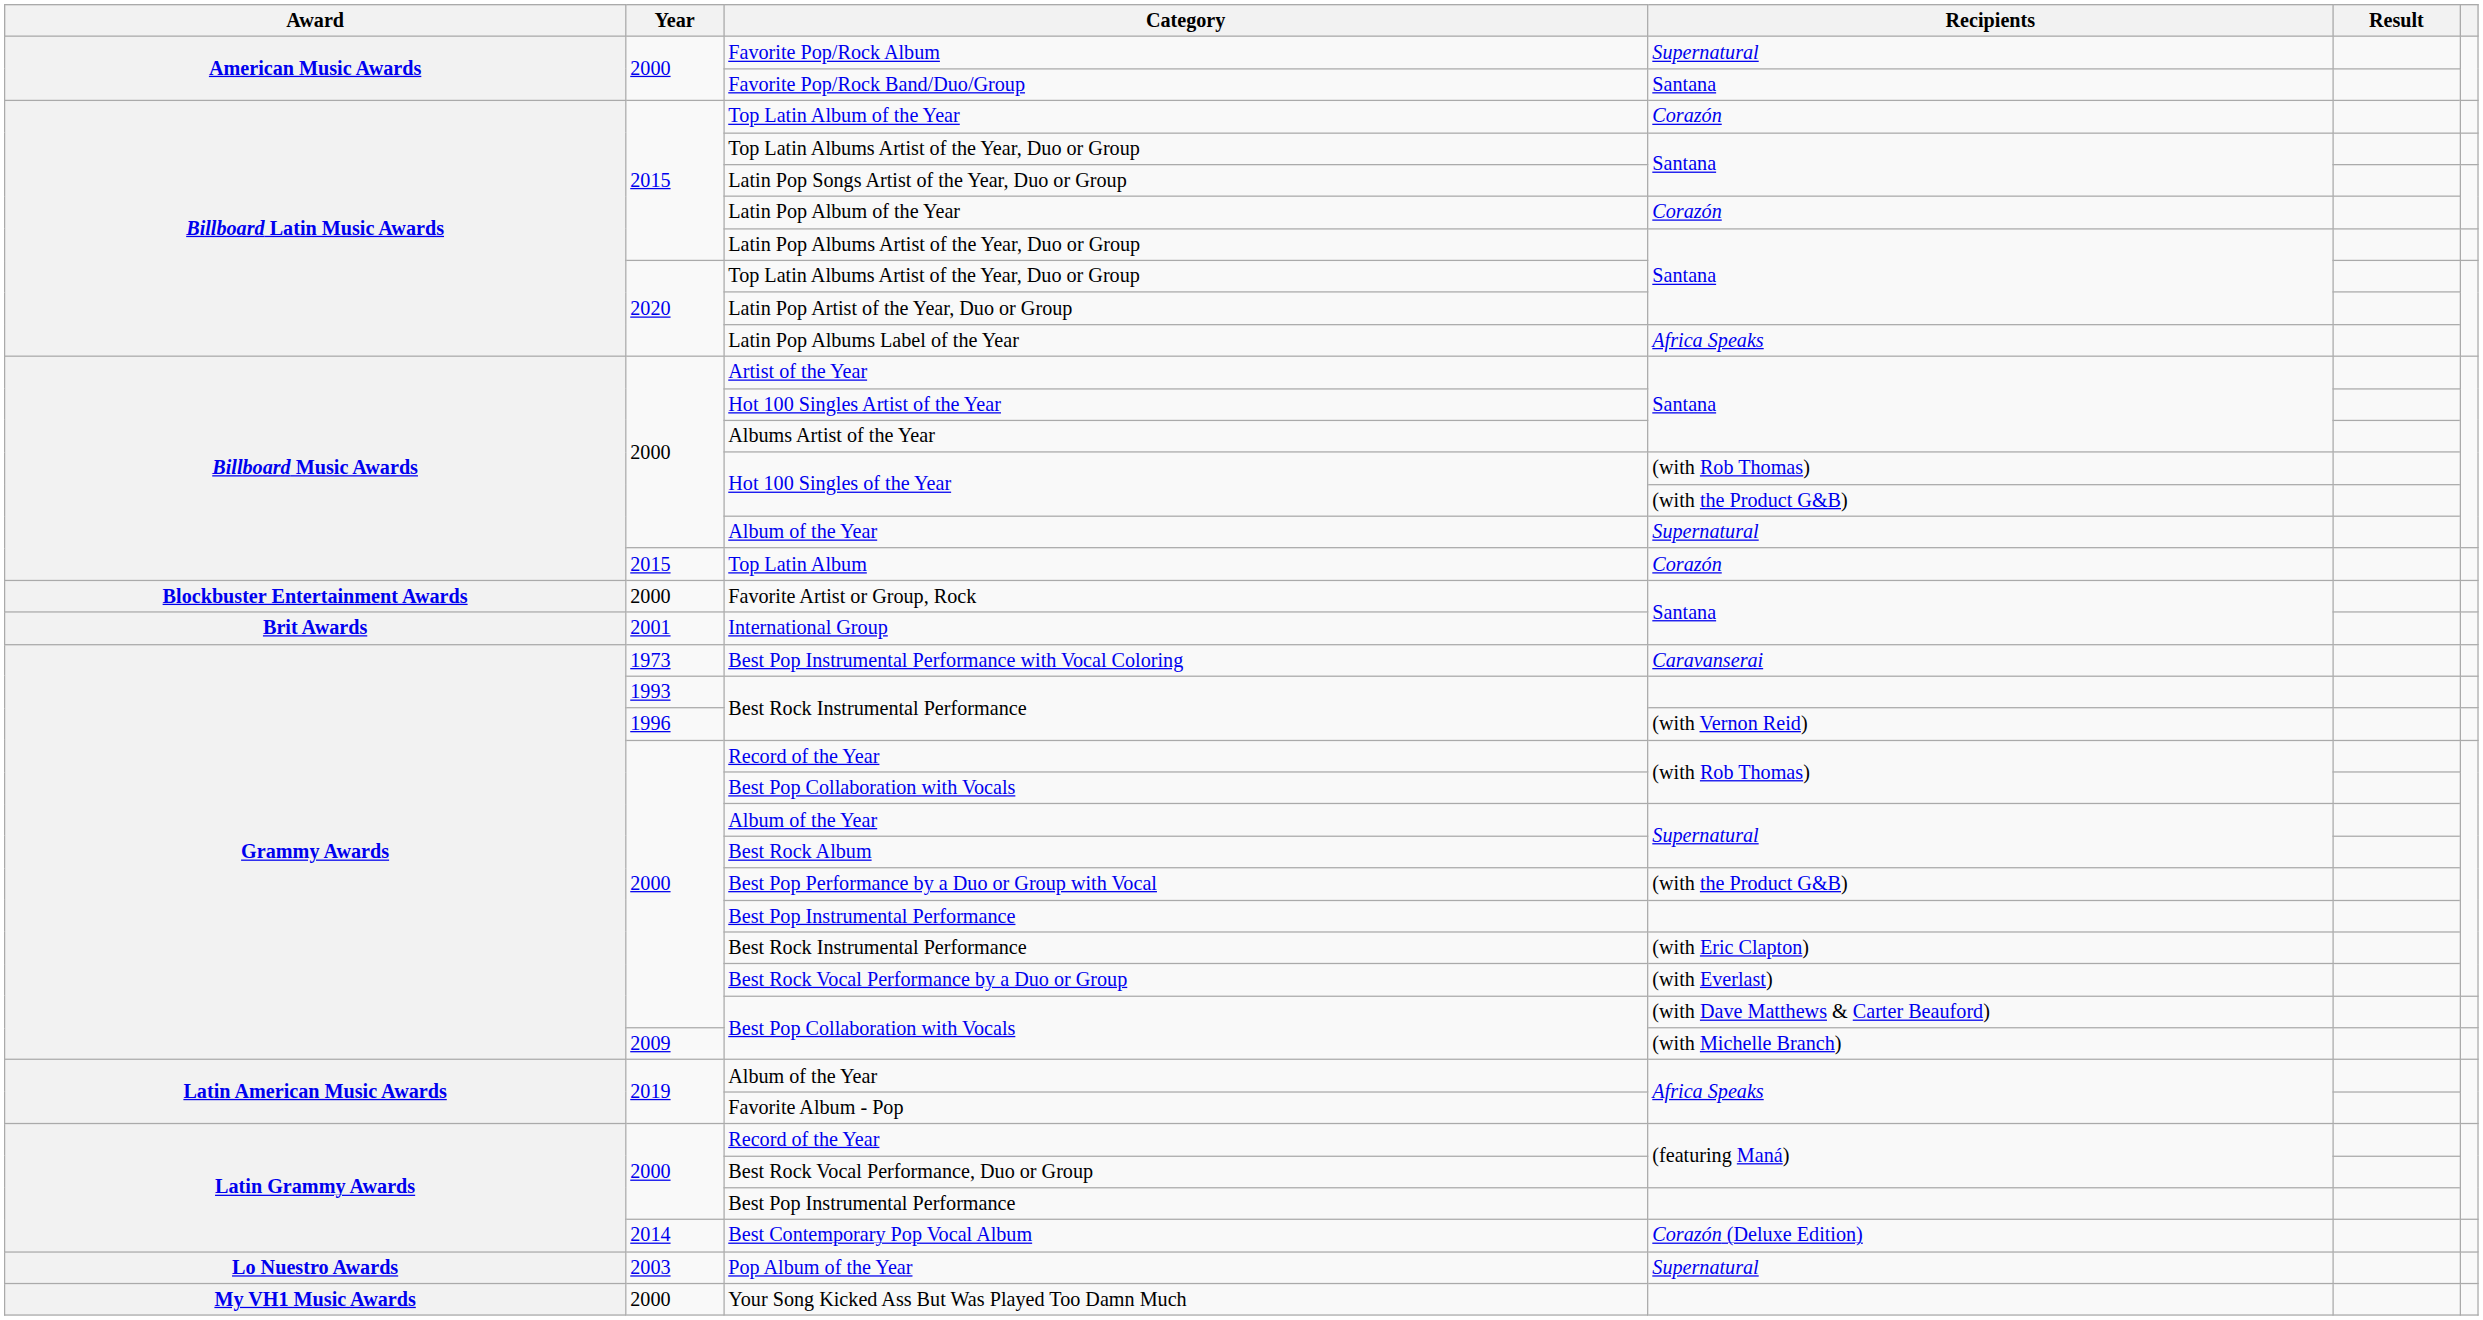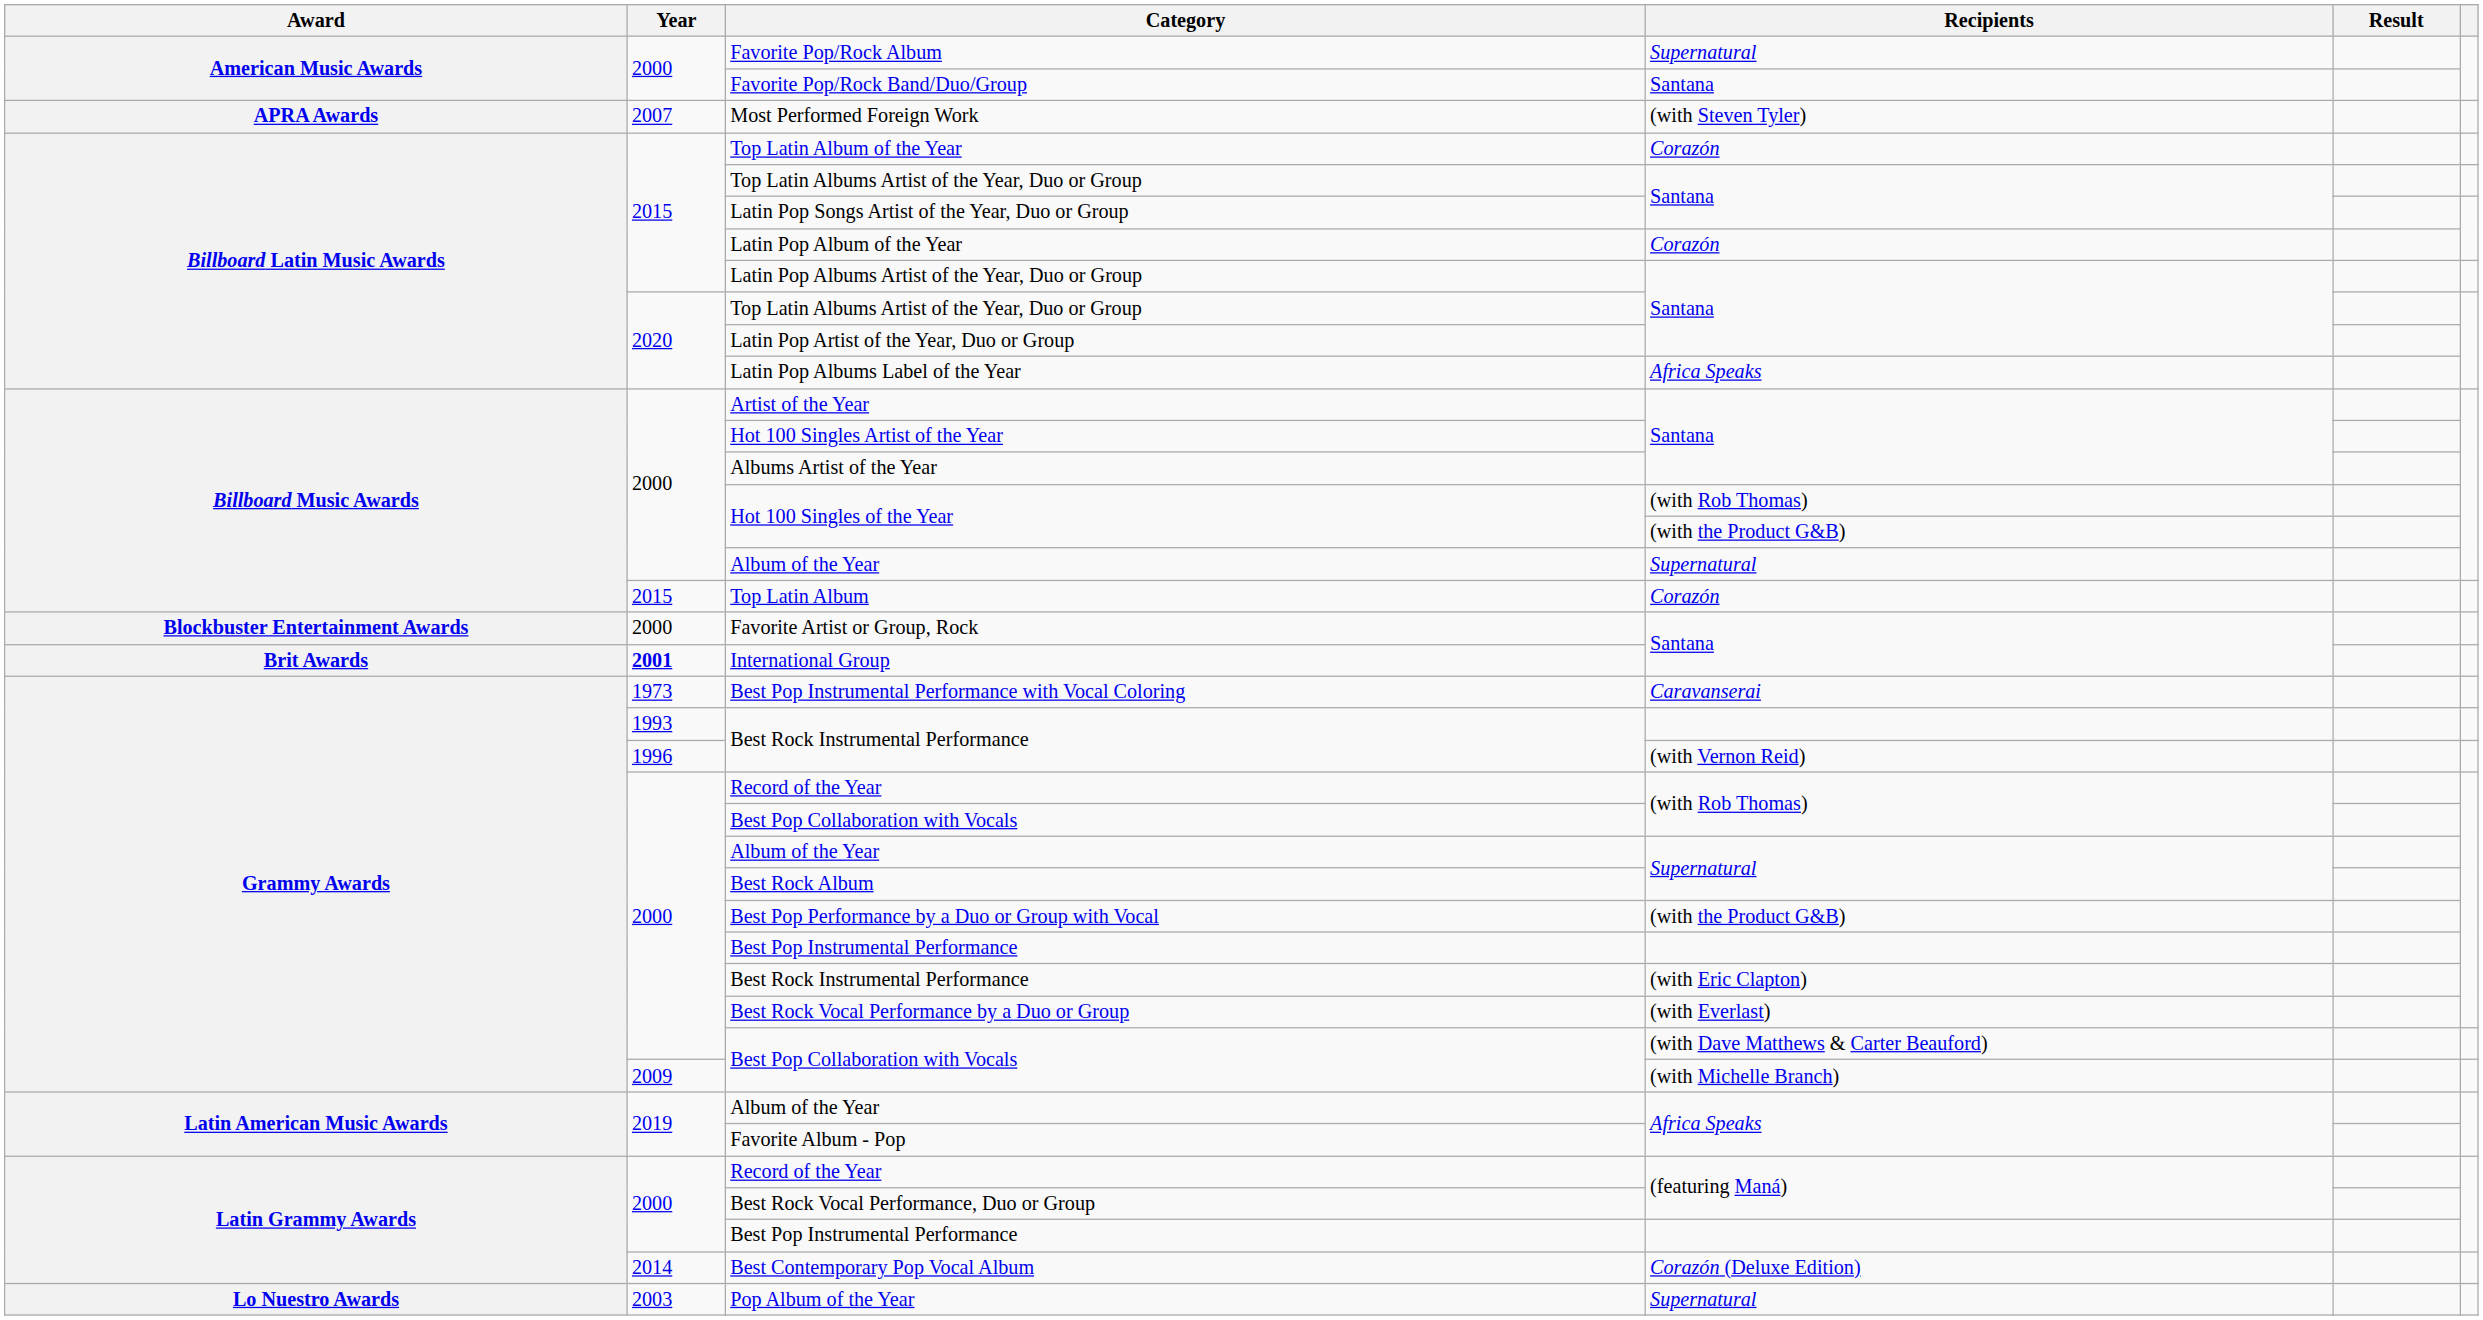+ row: (854, 116)
(650, 627) normal -> (652, 659) bold
- row: (957, 1299)
